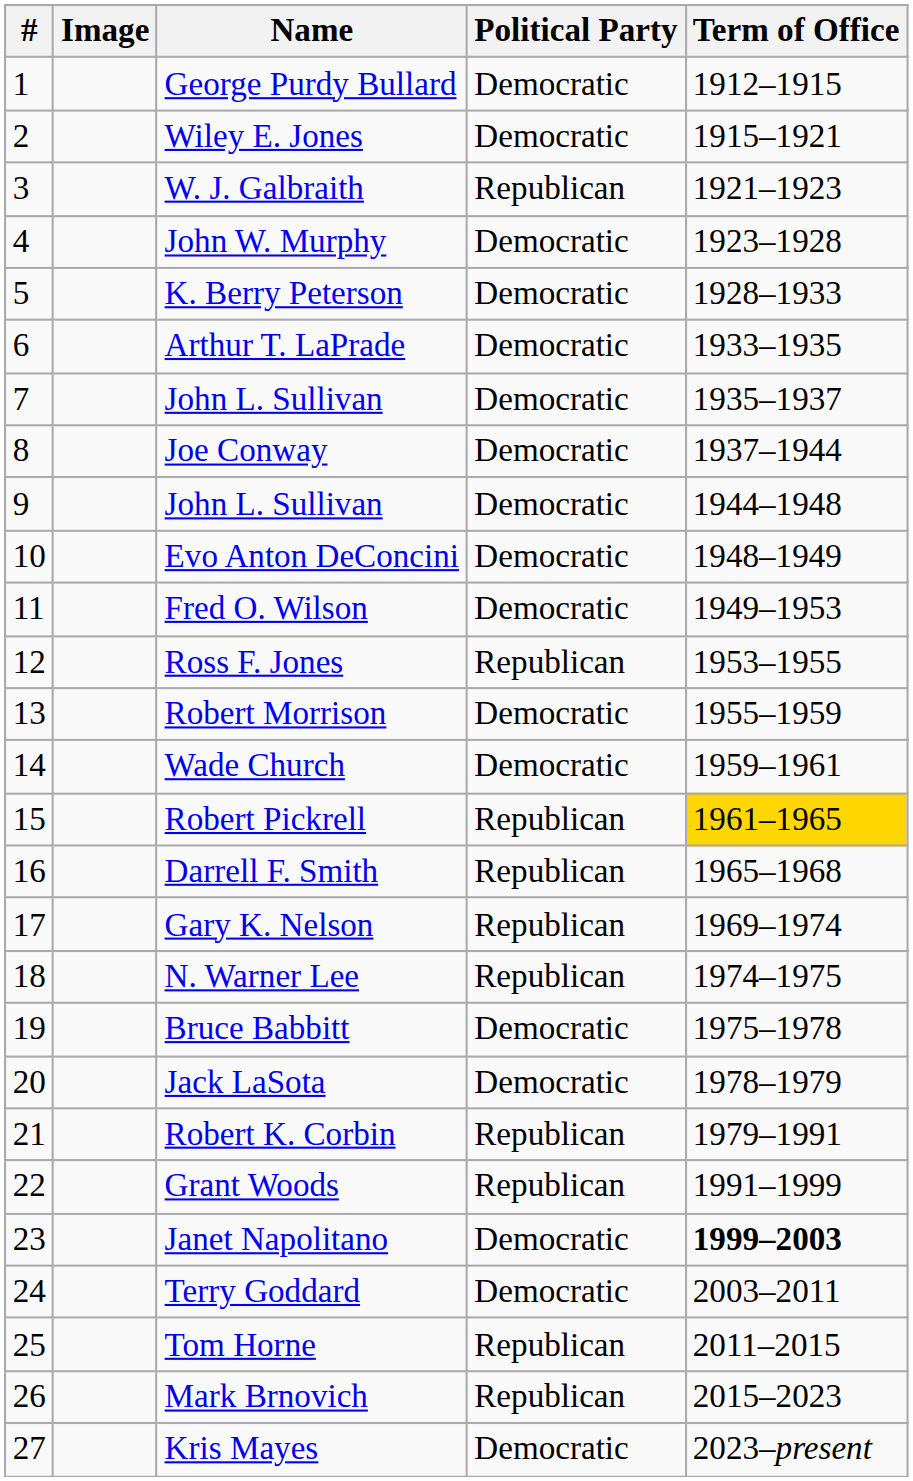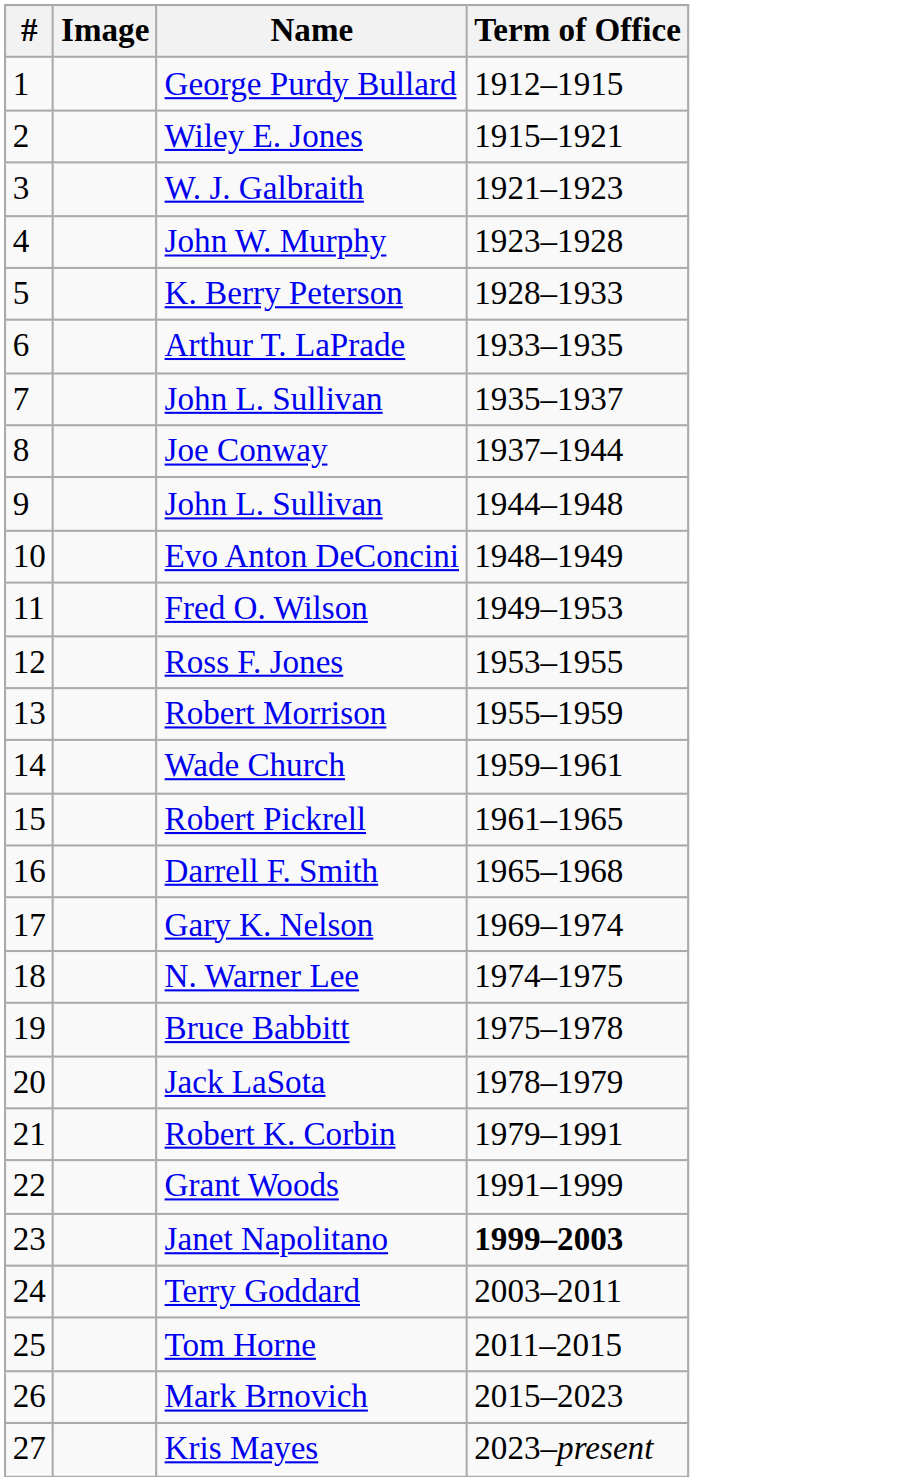- column: (576, 30)
(767, 818) gold background -> (549, 818) no background
